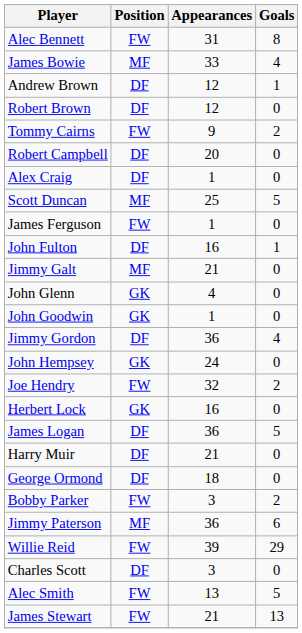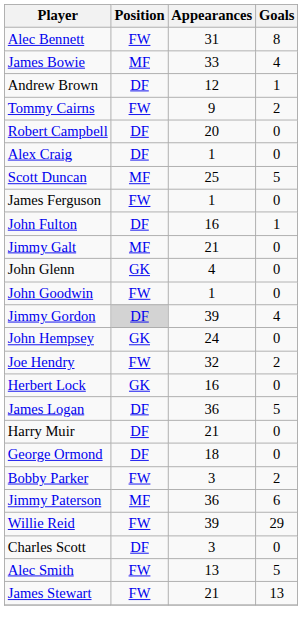- row: (49, 108)
(139, 316) GK -> (139, 293) FW
(139, 339) no background -> (139, 316) lightgrey background
(212, 339) 36 -> (212, 316) 39
